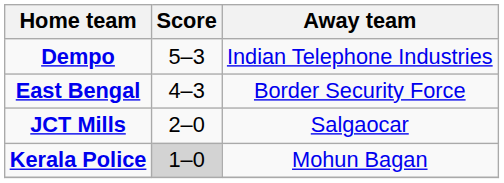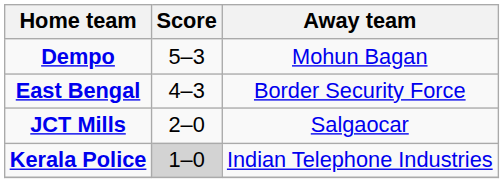(360, 56) Indian Telephone Industries -> (360, 56) Mohun Bagan
(360, 159) Mohun Bagan -> (360, 159) Indian Telephone Industries
